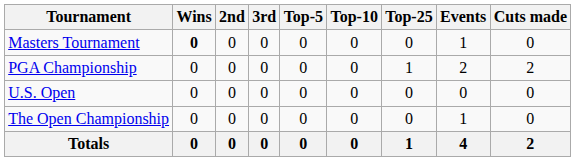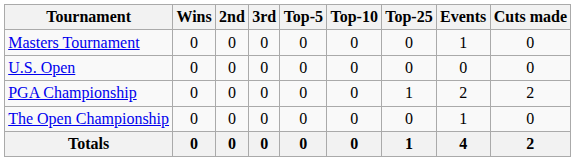(194, 42) bold -> (194, 42) normal
rows swapped: (72, 67) <-> (42, 93)
